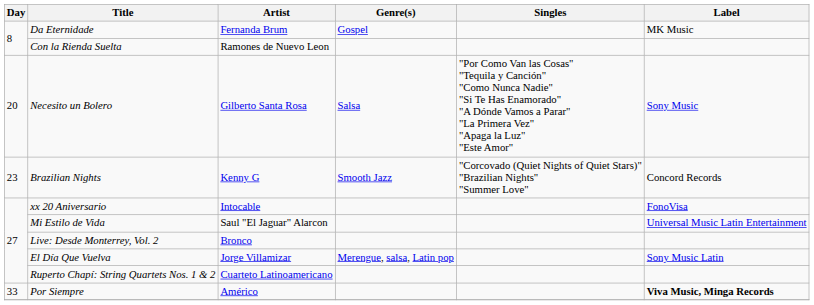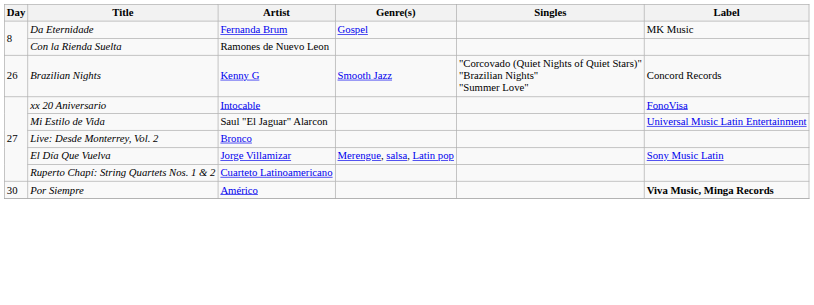- row: (71, 106)
(12, 177) 23 -> (12, 76) 26
(12, 291) 33 -> (12, 190) 30
